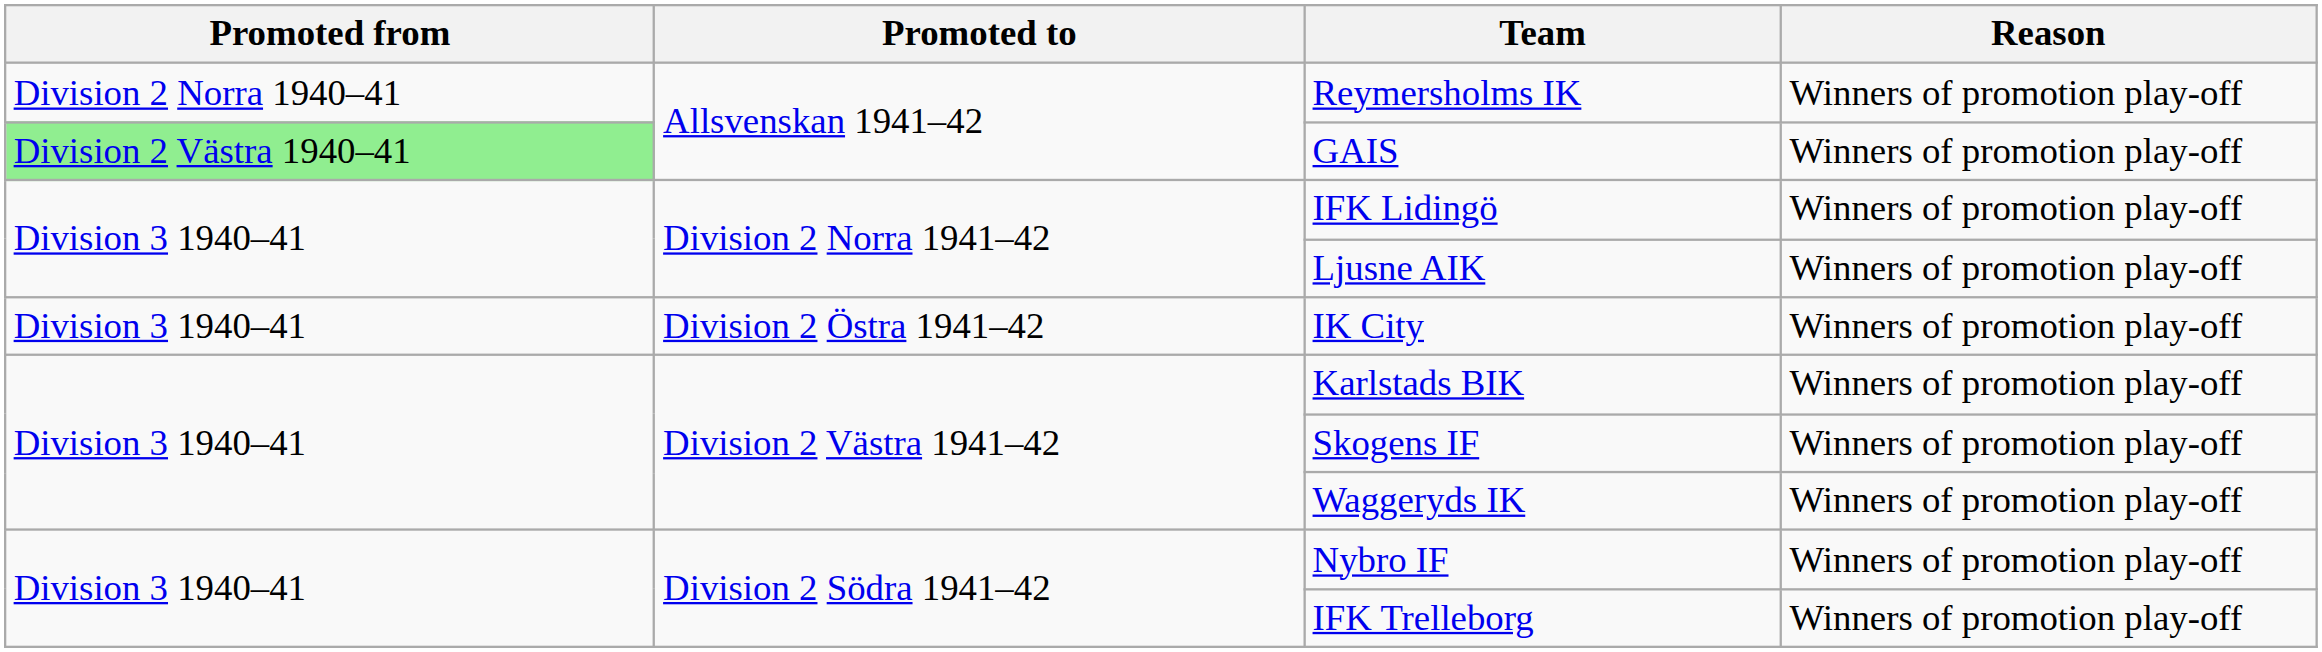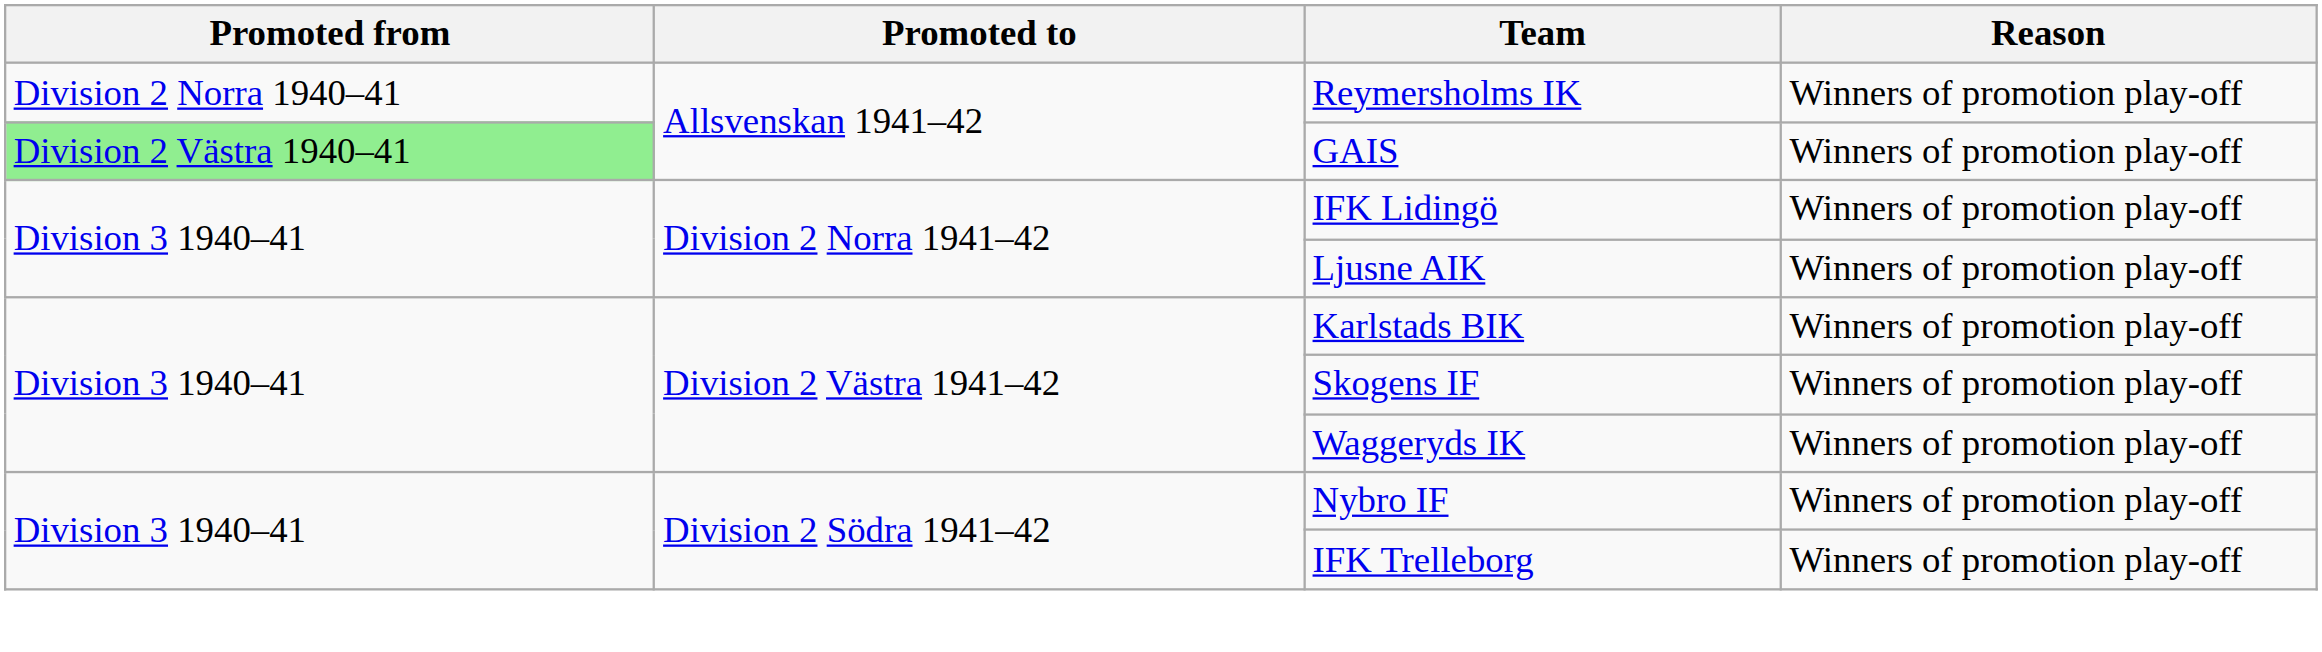- row: (1368, 325)
